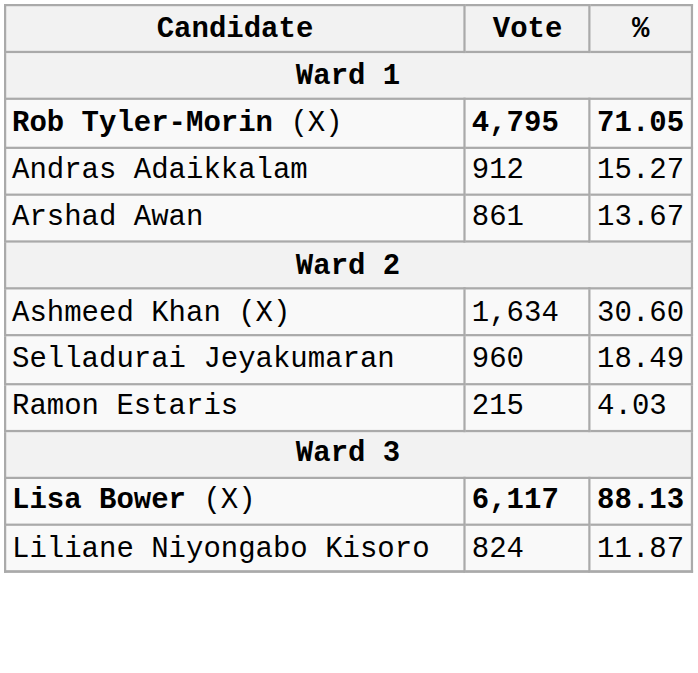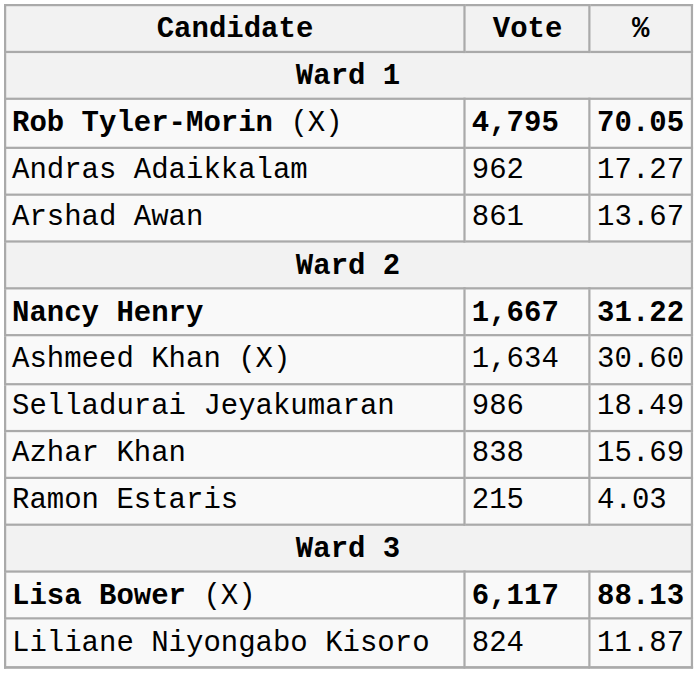(641, 123) 71.05 -> (641, 123) 70.05
(498, 170) 912 -> (498, 170) 962
(641, 170) 15.27 -> (641, 170) 17.27
+ row: (108, 312)
(498, 359) 960 -> (498, 407) 986
+ row: (99, 454)
